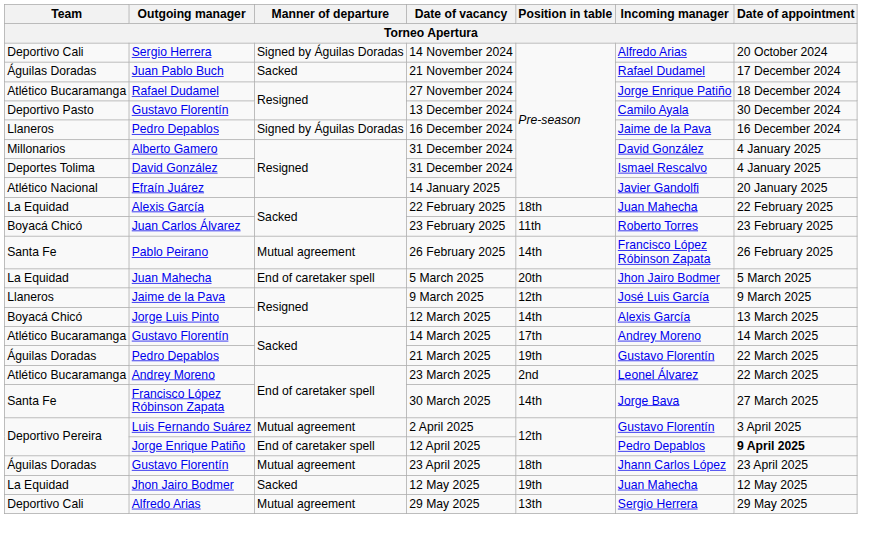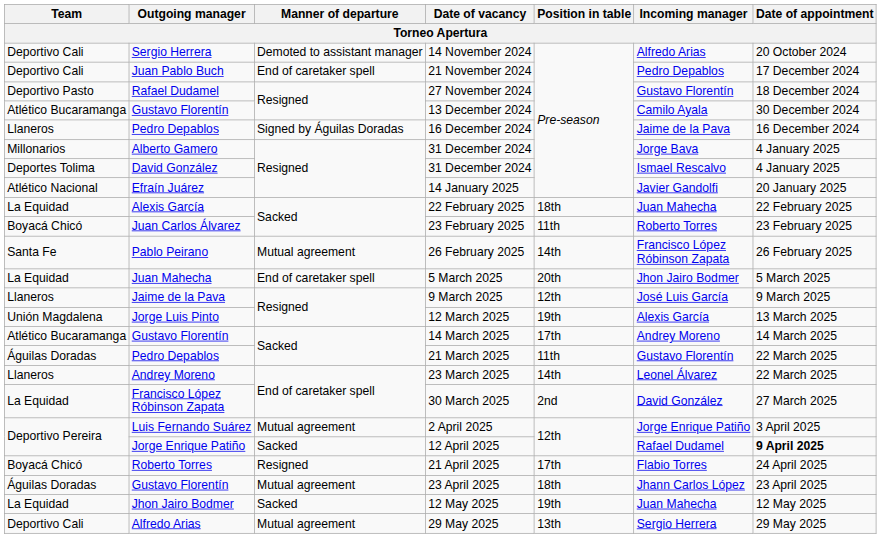(330, 52) Signed by Águilas Doradas -> (340, 52) Demoted to assistant manager
(52, 71) Águilas Doradas -> (45, 71) Deportivo Cali
(277, 71) Sacked -> (316, 71) End of caretaker spell
(661, 71) Rafael Dudamel -> (680, 71) Pedro Depablos
(67, 91) Atlético Bucaramanga -> (50, 91) Deportivo Pasto
(675, 91) Jorge Enrique Patiño -> (685, 91) Gustavo Florentín
(50, 110) Deportivo Pasto -> (67, 110) Atlético Bucaramanga
(661, 149) David González -> (668, 149) Jorge Bava
(45, 317) Boyacá Chicó -> (55, 317) Unión Magdalena
(530, 317) 14th -> (549, 317) 19th
(530, 355) 19th -> (549, 355) 11th
(67, 374) Atlético Bucaramanga -> (31, 374) Llaneros
(528, 374) 2nd -> (549, 374) 14th
(32, 401) Santa Fe -> (38, 401) La Equidad
(530, 401) 14th -> (547, 401) 2nd
(649, 401) Jorge Bava -> (680, 401) David González
(666, 427) Gustavo Florentín -> (694, 427) Jorge Enrique Patiño
(316, 446) End of caretaker spell -> (277, 446) Sacked
(661, 446) Pedro Depablos -> (680, 446) Rafael Dudamel
+ row: (172, 465)
